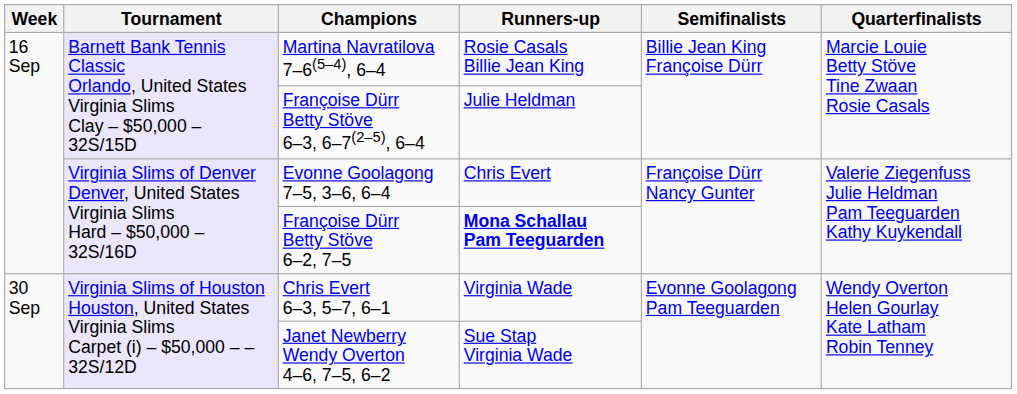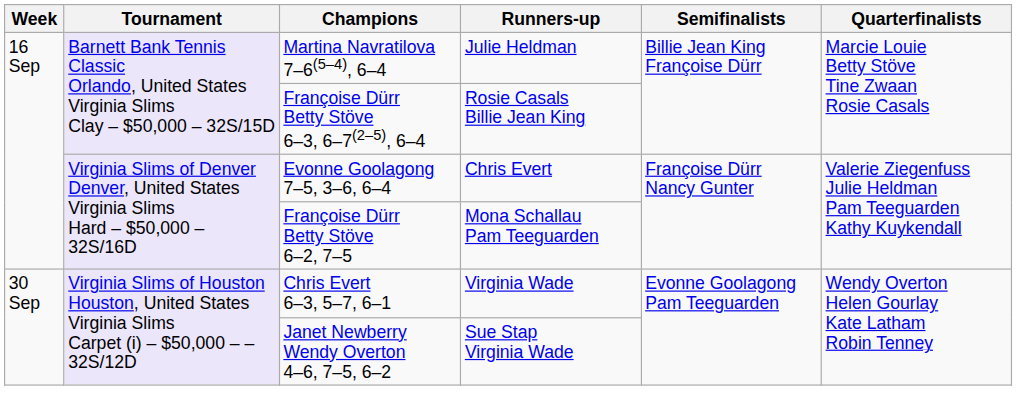(524, 56) Rosie Casals Billie Jean King -> (521, 47) Julie Heldman
(520, 100) Julie Heldman -> (525, 108) Rosie Casals Billie Jean King
(534, 231) bold -> (532, 226) normal
